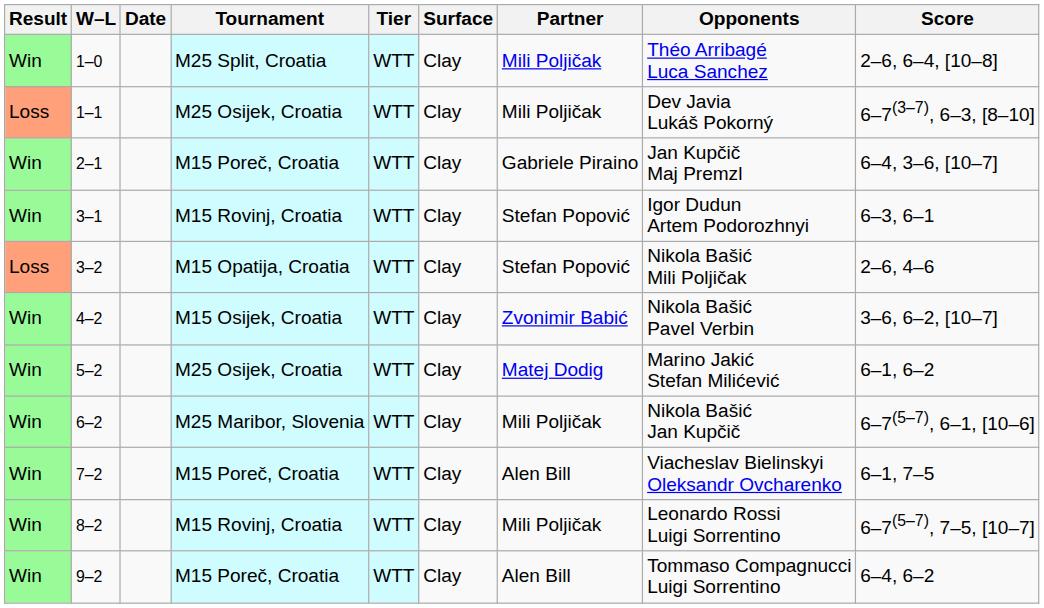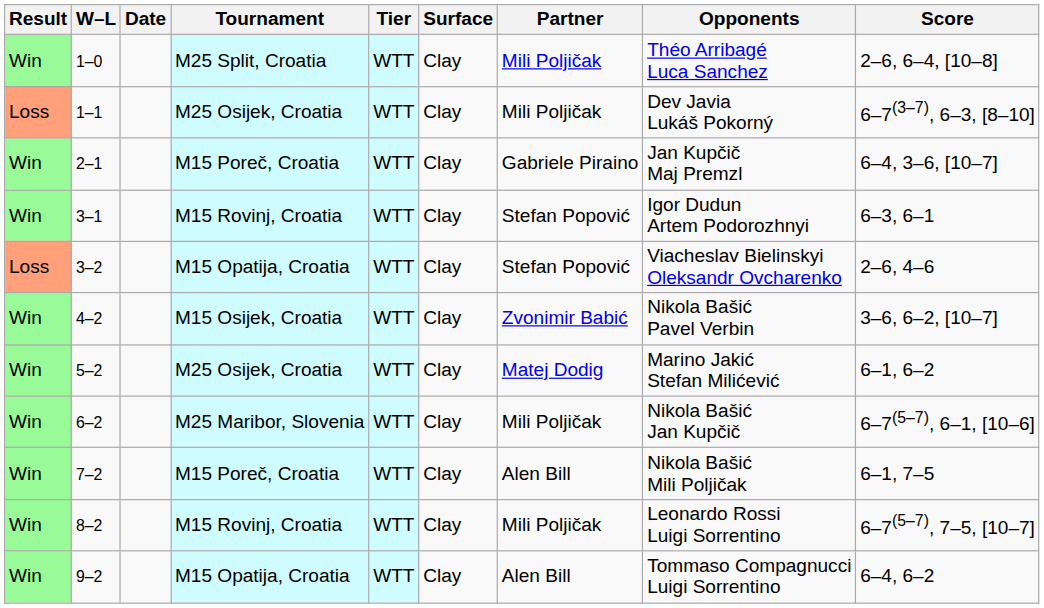(700, 266) Nikola Bašić Mili Poljičak -> (745, 266) Viacheslav Bielinskyi Oleksandr Ovcharenko
(745, 473) Viacheslav Bielinskyi Oleksandr Ovcharenko -> (700, 473) Nikola Bašić Mili Poljičak
(257, 576) M15 Poreč, Croatia -> (262, 576) M15 Opatija, Croatia
